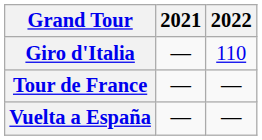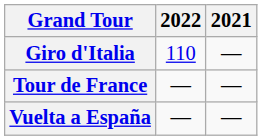columns swapped: (181, 20) <-> (231, 20)
